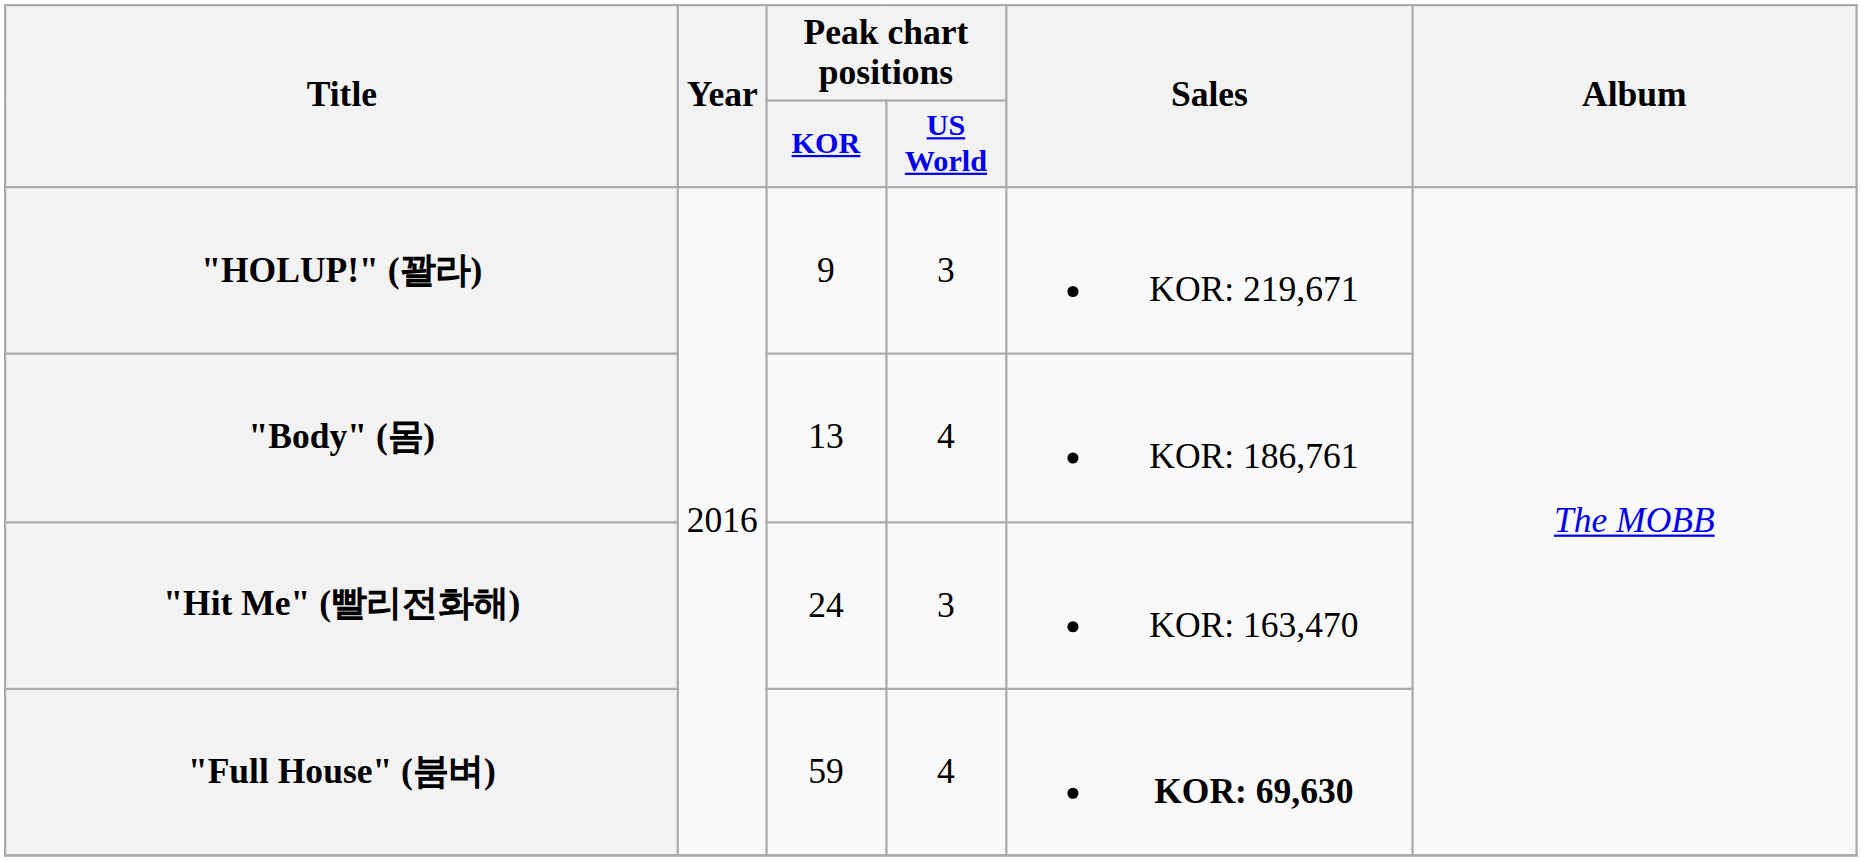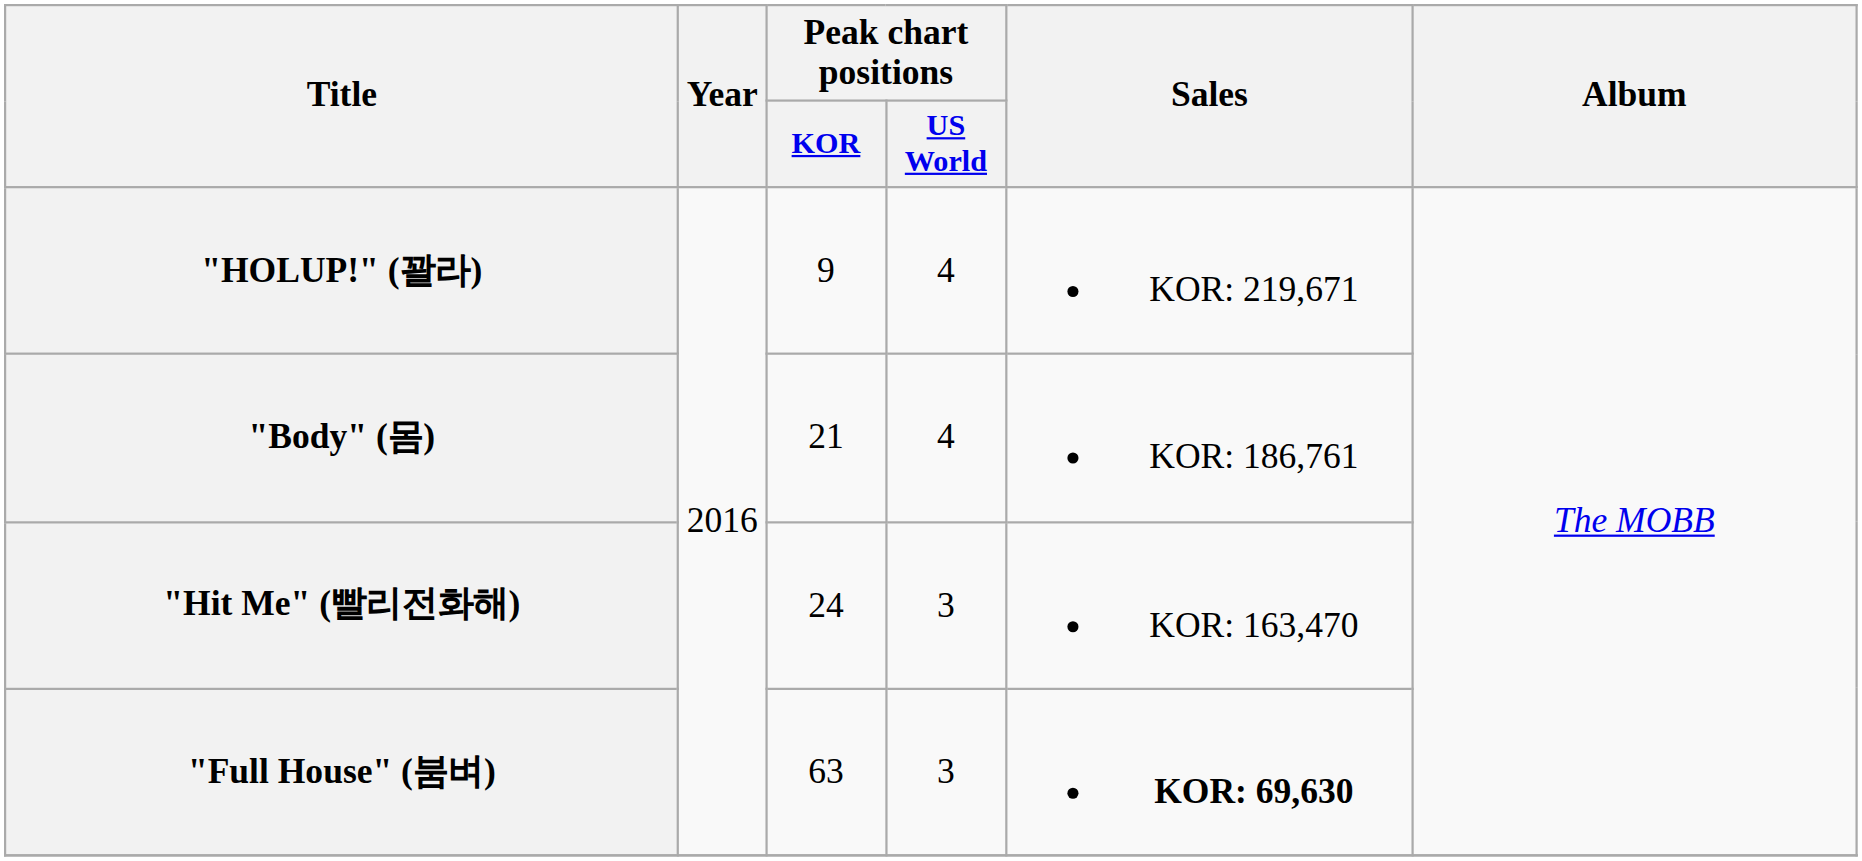(946, 269) 3 -> (946, 269) 4
(826, 437) 13 -> (826, 437) 21
(826, 771) 59 -> (826, 771) 63
(946, 771) 4 -> (946, 771) 3
